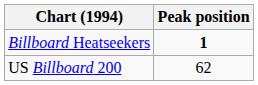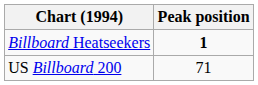(204, 67) 62 -> (204, 67) 71
